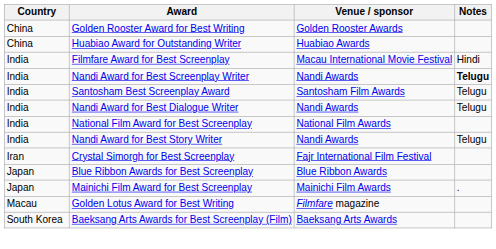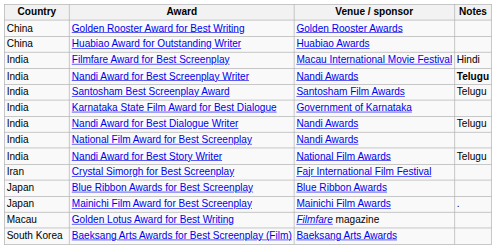+ row: (174, 108)
(344, 124) National Film Awards -> (327, 140) Nandi Awards
(327, 140) Nandi Awards -> (344, 156) National Film Awards
